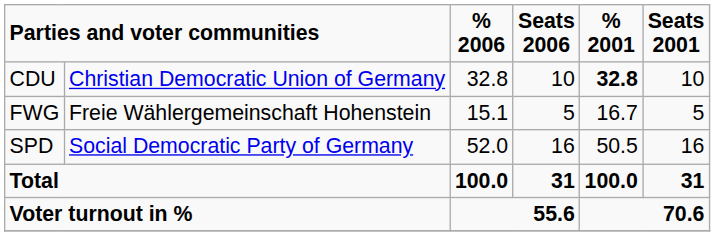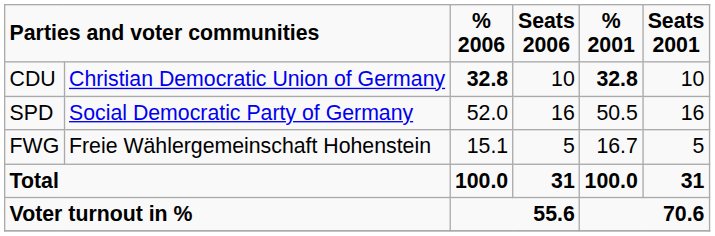(487, 79) normal -> (487, 79) bold
rows swapped: (31, 146) <-> (34, 112)
